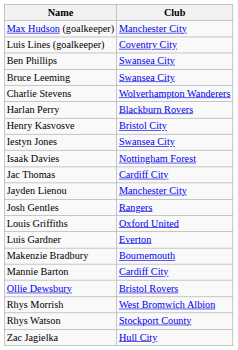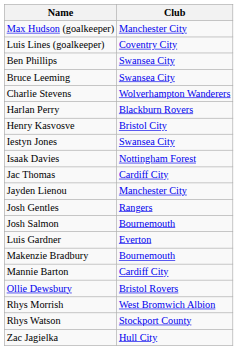+ row: (33, 223)
- row: (37, 223)
